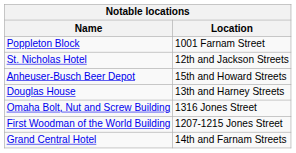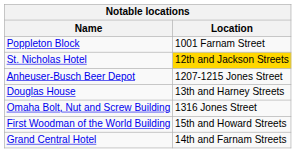(232, 60) no background -> (232, 60) gold background
(231, 76) 15th and Howard Streets -> (229, 76) 1207-1215 Jones Street
(229, 124) 1207-1215 Jones Street -> (231, 124) 15th and Howard Streets
